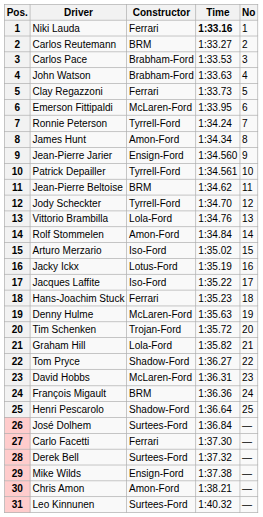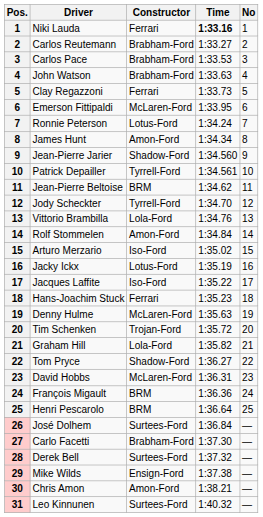(140, 44) BRM -> (161, 44) Brabham-Ford
(155, 124) Tyrrell-Ford -> (153, 124) Lotus-Ford
(156, 155) Ensign-Ford -> (159, 155) Shadow-Ford
(159, 409) Shadow-Ford -> (140, 409) BRM
(144, 441) Ferrari -> (161, 441) Brabham-Ford
